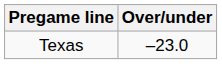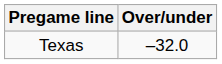(167, 44) –23.0 -> (167, 44) –32.0
